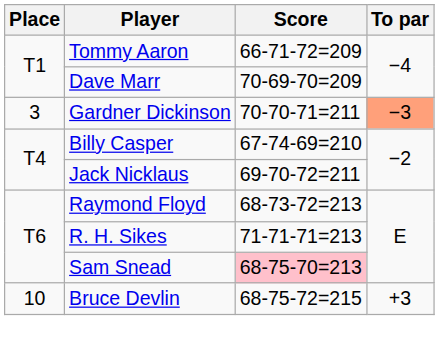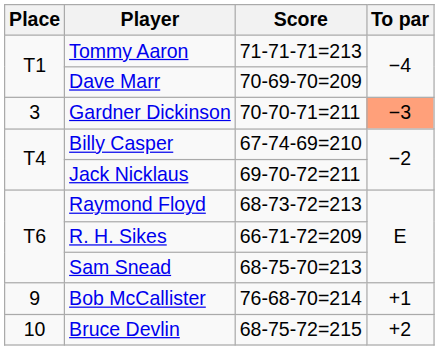(301, 50) 66-71-72=209 -> (301, 50) 71-71-71=213
(301, 236) 71-71-71=213 -> (301, 236) 66-71-72=209
(301, 267) pink background -> (301, 267) no background
+ row: (137, 298)
(400, 298) +3 -> (400, 329) +2
